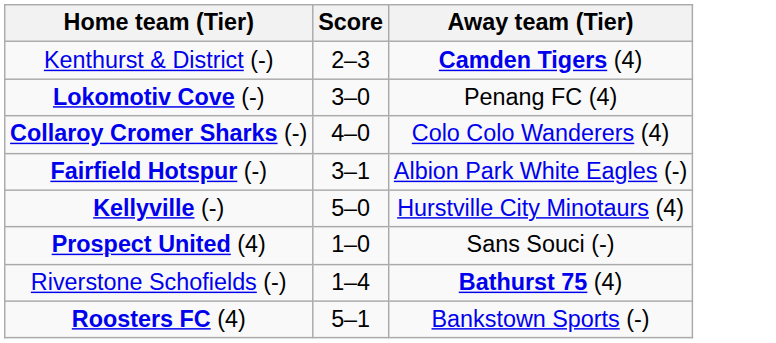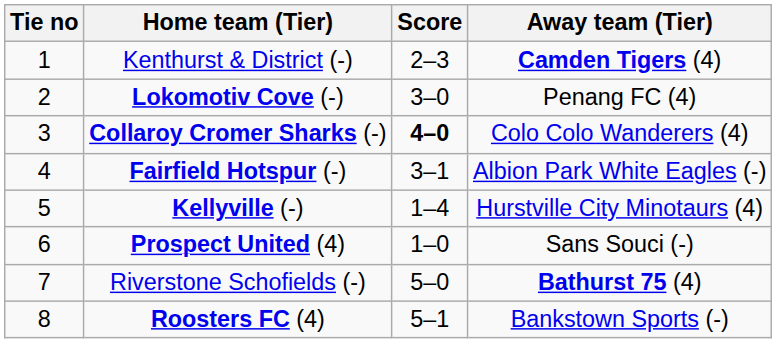+ column: (44, 23)
(351, 134) normal -> (430, 134) bold
(351, 208) 5–0 -> (430, 208) 1–4
(351, 282) 1–4 -> (430, 282) 5–0
